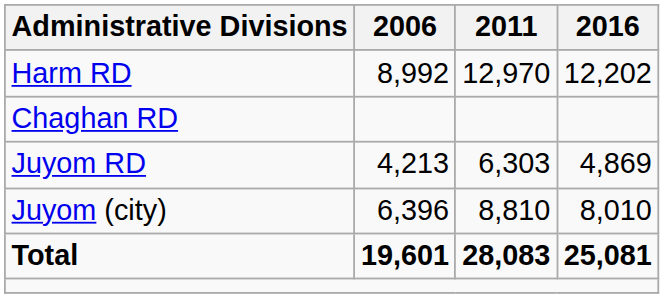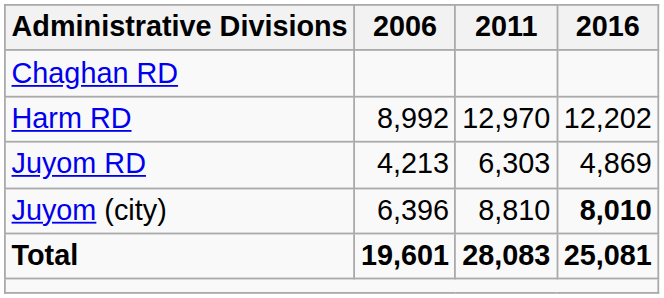rows swapped: (95, 118) <-> (72, 73)
(616, 210) normal -> (616, 210) bold
